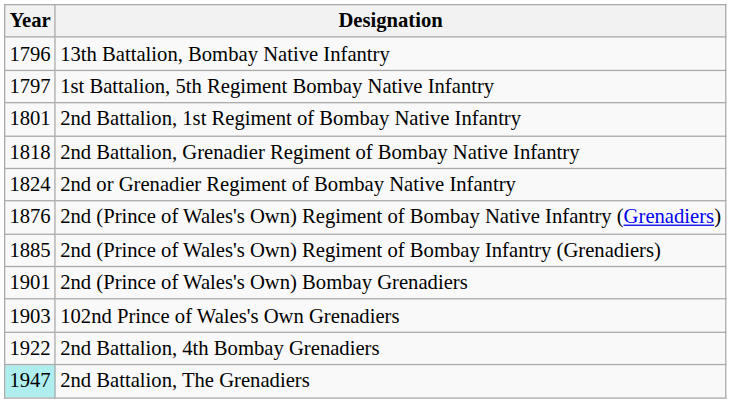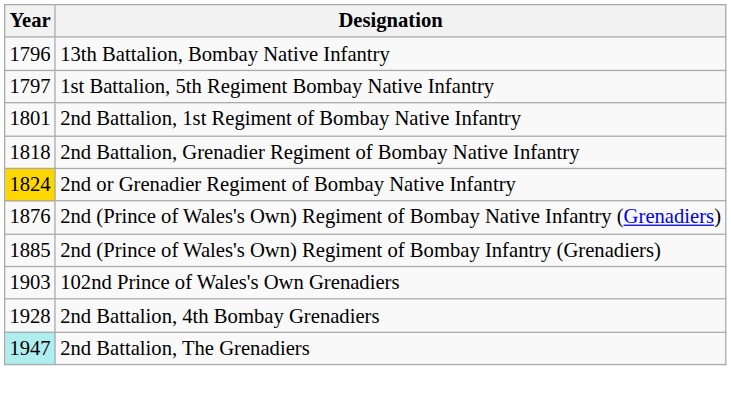(30, 184) no background -> (30, 184) gold background
- row: (264, 282)
(30, 348) 1922 -> (30, 315) 1928
